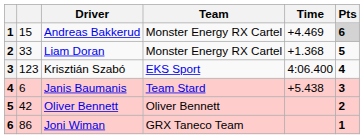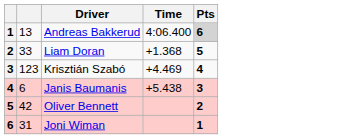- column: (214, 14)
(26, 32) 15 -> (26, 32) 13
(306, 32) +4.469 -> (168, 32) 4:06.400
(310, 69) 4:06.400 -> (164, 69) +4.469
(26, 125) 86 -> (26, 125) 31
